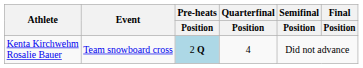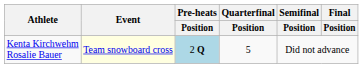(128, 50) no background -> (128, 50) lightyellow background
(248, 50) 4 -> (248, 50) 5
